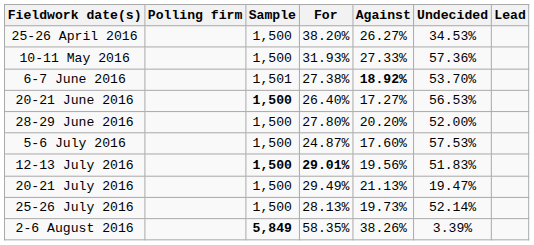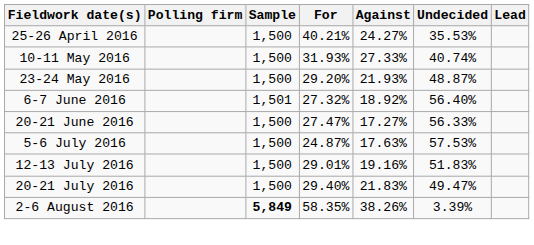(326, 37) 38.20% -> (326, 37) 40.21%
(383, 37) 26.27% -> (383, 37) 24.27%
(453, 37) 34.53% -> (453, 37) 35.53%
(453, 58) 57.36% -> (453, 58) 40.74%
+ row: (75, 79)
(326, 79) 27.38% -> (326, 101) 27.32%
(383, 79) bold -> (383, 101) normal
(453, 79) 53.70% -> (453, 101) 56.40%
(272, 101) bold -> (272, 122) normal
(326, 101) 26.40% -> (326, 122) 27.47%
(453, 101) 56.53% -> (453, 122) 56.33%
- row: (75, 122)
(383, 144) 17.60% -> (383, 144) 17.63%
(272, 165) bold -> (272, 165) normal
(326, 165) bold -> (326, 165) normal
(383, 165) 19.56% -> (383, 165) 19.16%
(326, 186) 29.49% -> (326, 186) 29.40%
(383, 186) 21.13% -> (383, 186) 21.83%
(453, 186) 19.47% -> (453, 186) 49.47%
- row: (75, 208)
